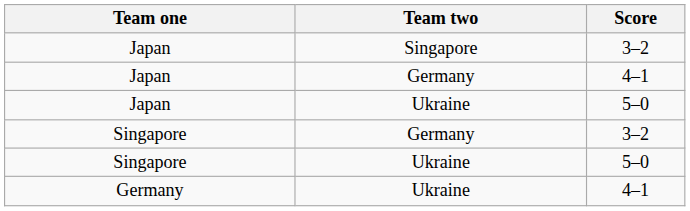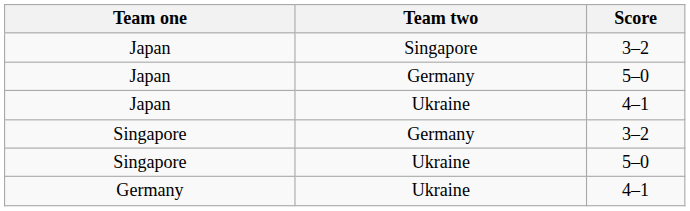(636, 76) 4–1 -> (636, 76) 5–0
(636, 104) 5–0 -> (636, 104) 4–1
